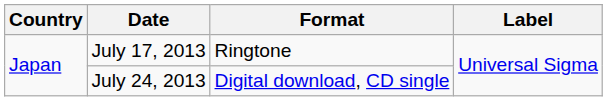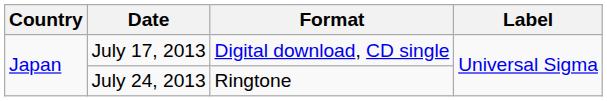(253, 50) Ringtone -> (332, 50) Digital download, CD single
(332, 80) Digital download, CD single -> (253, 80) Ringtone
